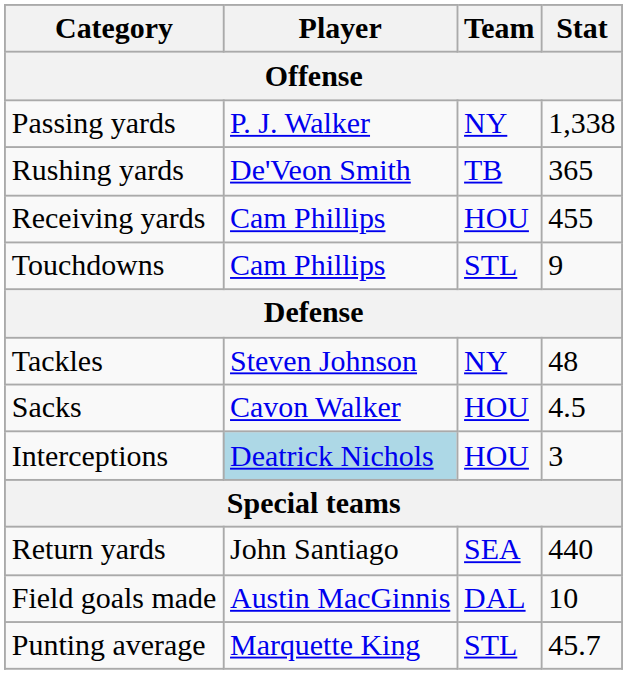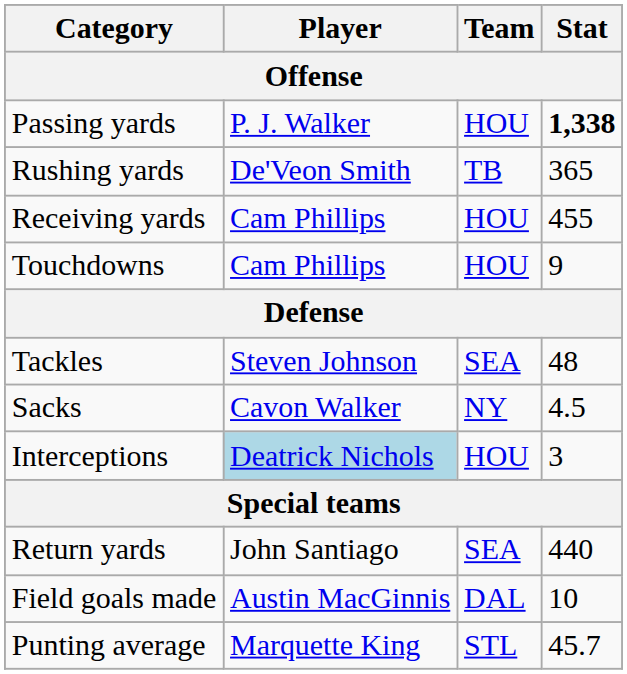(486, 123) NY -> (496, 123) HOU
(582, 123) normal -> (582, 123) bold
(491, 265) STL -> (496, 265) HOU
(486, 360) NY -> (492, 360) SEA
(496, 407) HOU -> (486, 407) NY
